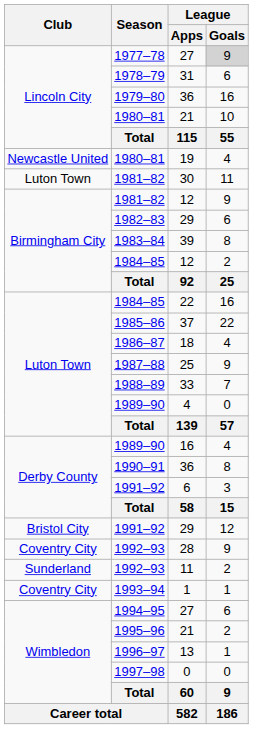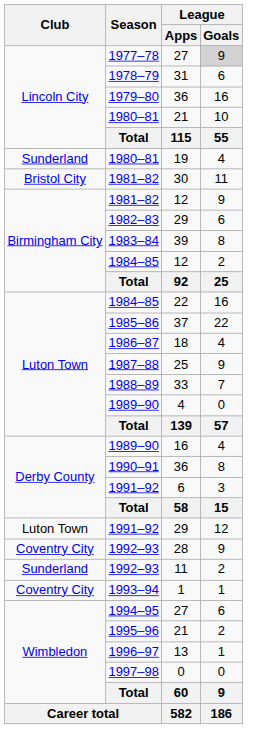(58, 158) Newcastle United -> (55, 158) Sunderland
(58, 179) Luton Town -> (55, 179) Bristol City
(58, 528) Bristol City -> (55, 528) Luton Town
